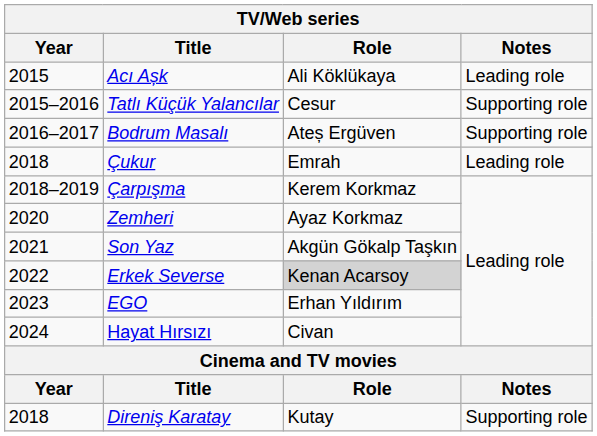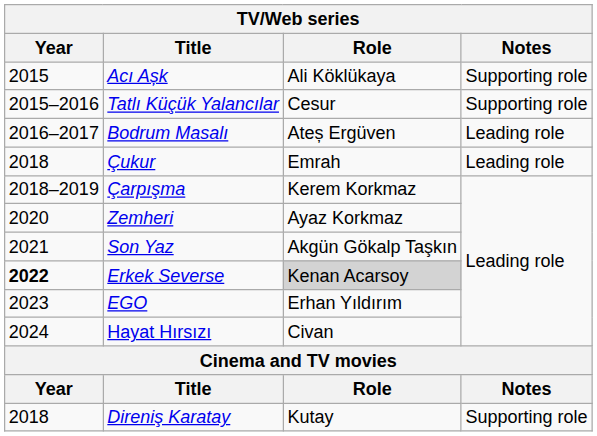(515, 76) Leading role -> (527, 76) Supporting role
(527, 133) Supporting role -> (515, 133) Leading role
(29, 275) normal -> (29, 275) bold
